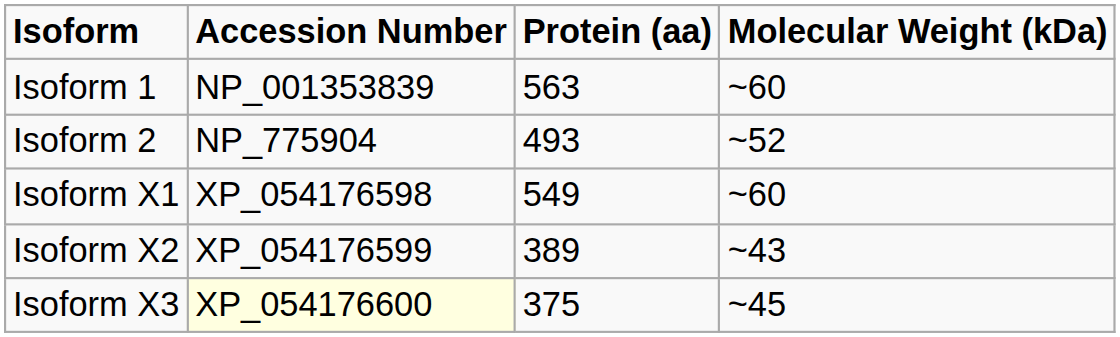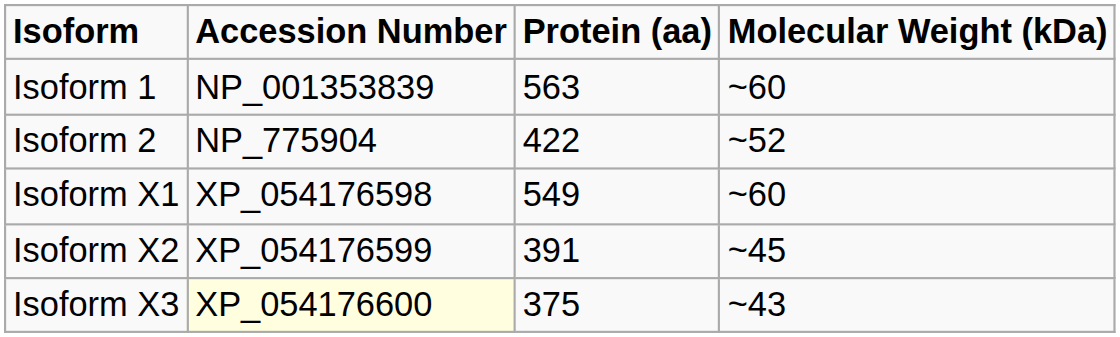(551, 140) 493 -> (551, 140) 422
(551, 250) 389 -> (551, 250) 391
(757, 250) ~43 -> (757, 250) ~45
(757, 304) ~45 -> (757, 304) ~43
